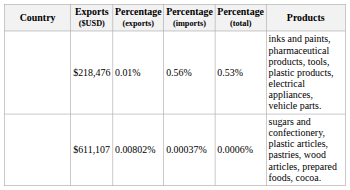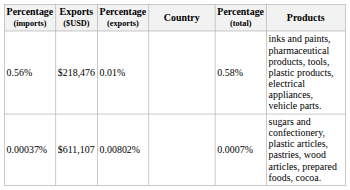columns swapped: (38, 17) <-> (189, 17)
(230, 72) 0.53% -> (230, 72) 0.58%
(235, 149) 0.0006% -> (235, 149) 0.0007%
